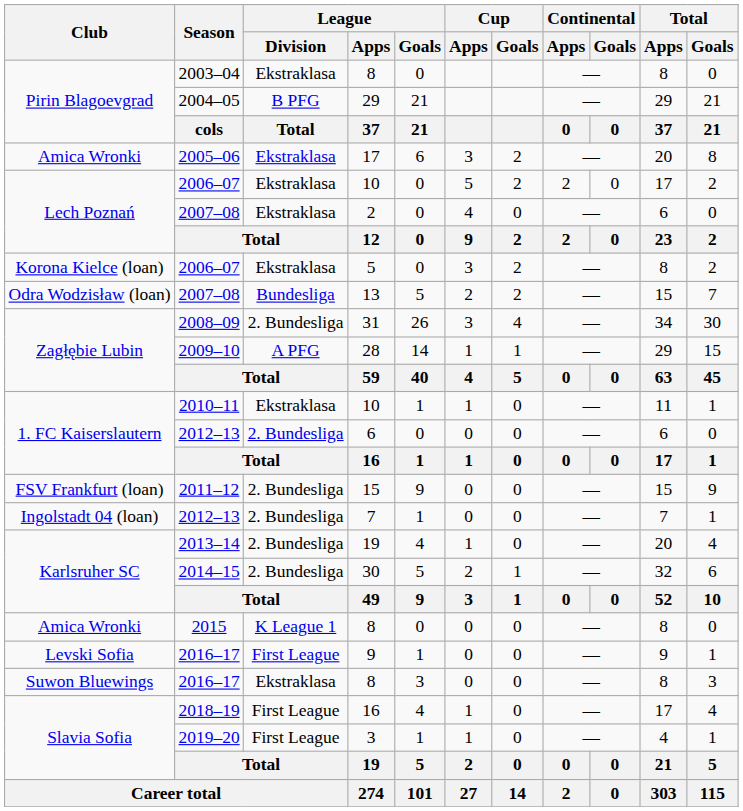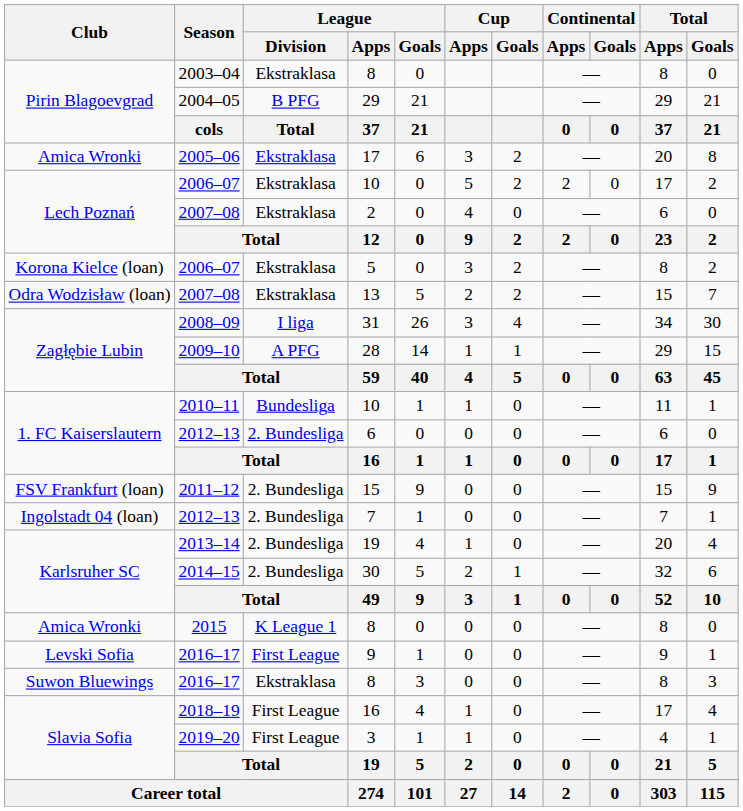(296, 294) Bundesliga -> (296, 294) Ekstraklasa
(296, 322) 2. Bundesliga -> (296, 322) I liga
(296, 405) Ekstraklasa -> (296, 405) Bundesliga
